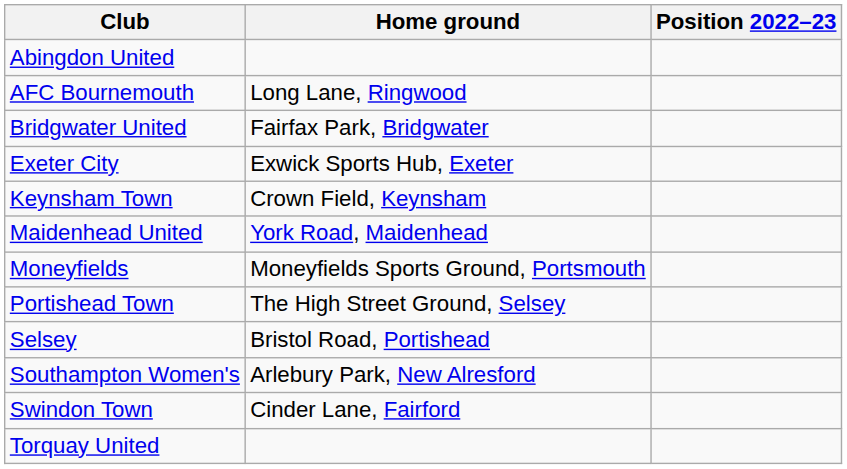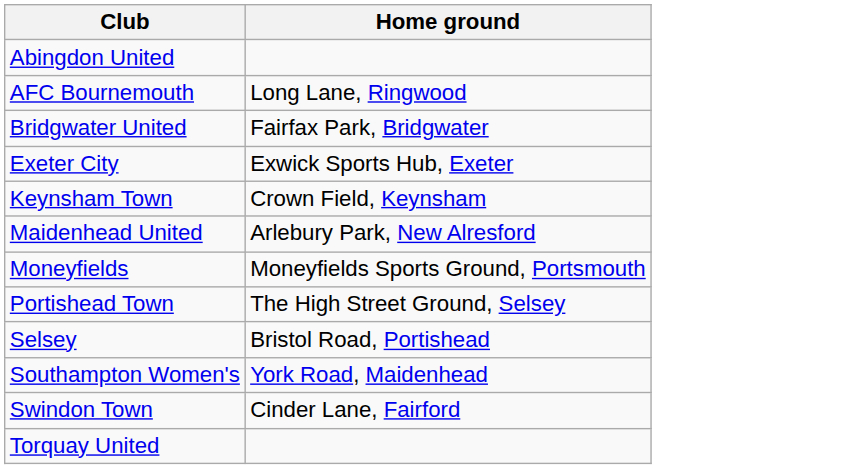- column: (746, 22)
(369, 233) York Road, Maidenhead -> (393, 233) Arlebury Park, New Alresford
(393, 374) Arlebury Park, New Alresford -> (369, 374) York Road, Maidenhead
